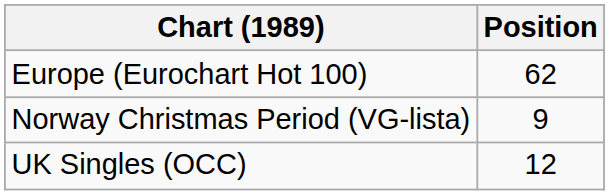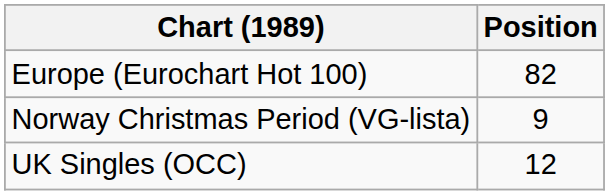(541, 73) 62 -> (541, 73) 82
